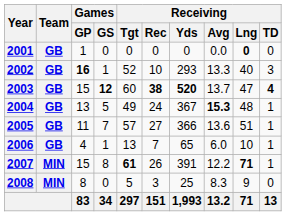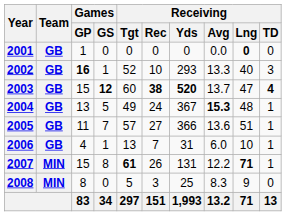(187, 145) 65 -> (187, 145) 31
(187, 164) 391 -> (187, 164) 131
